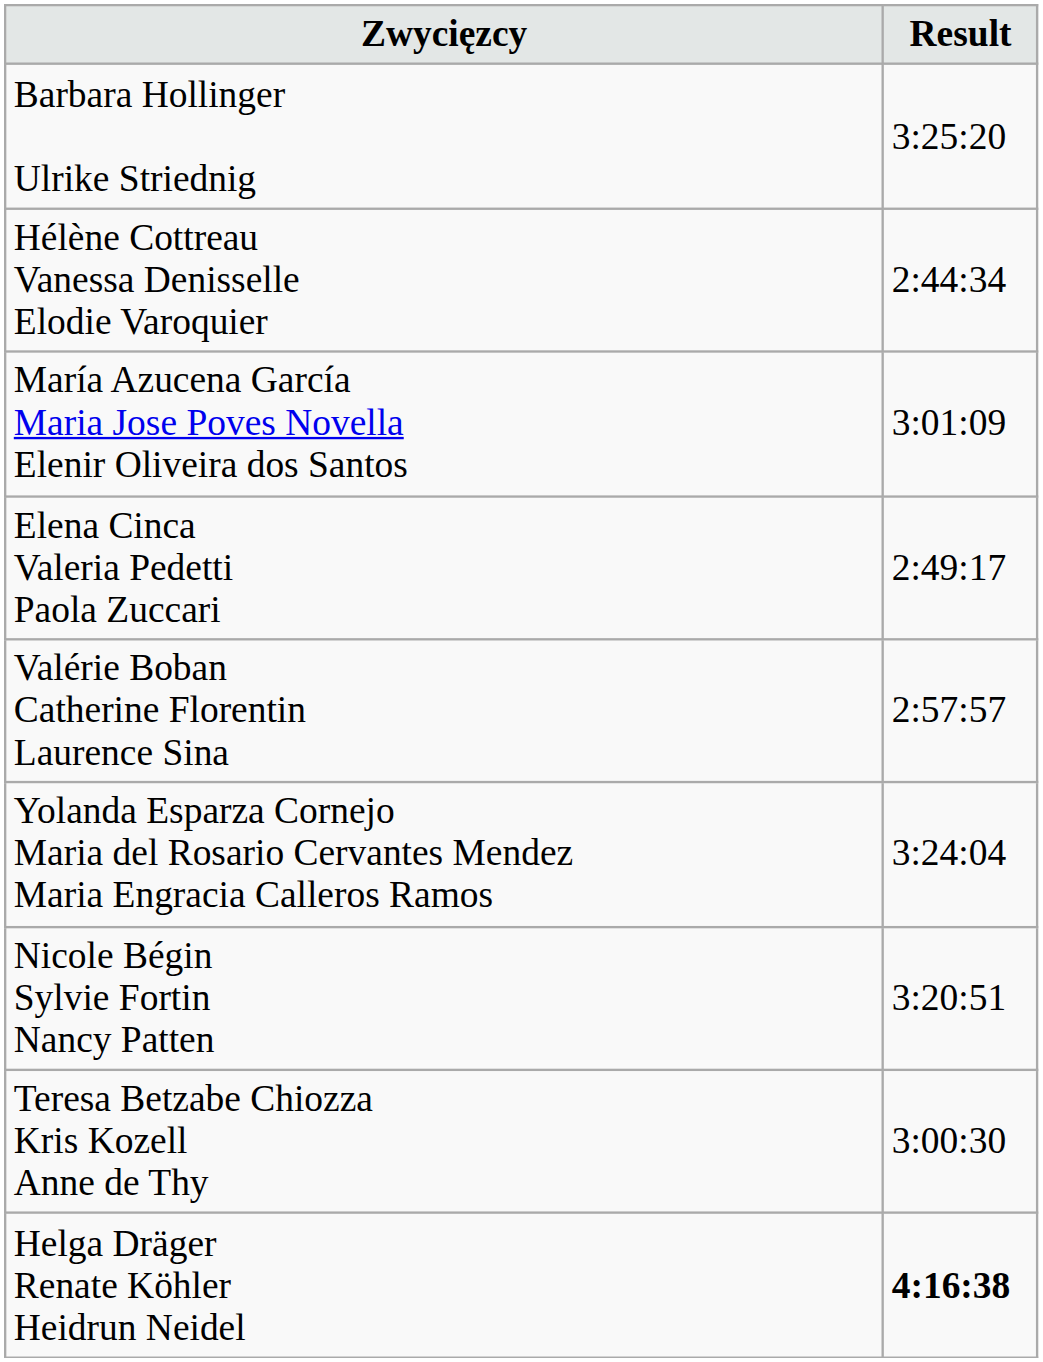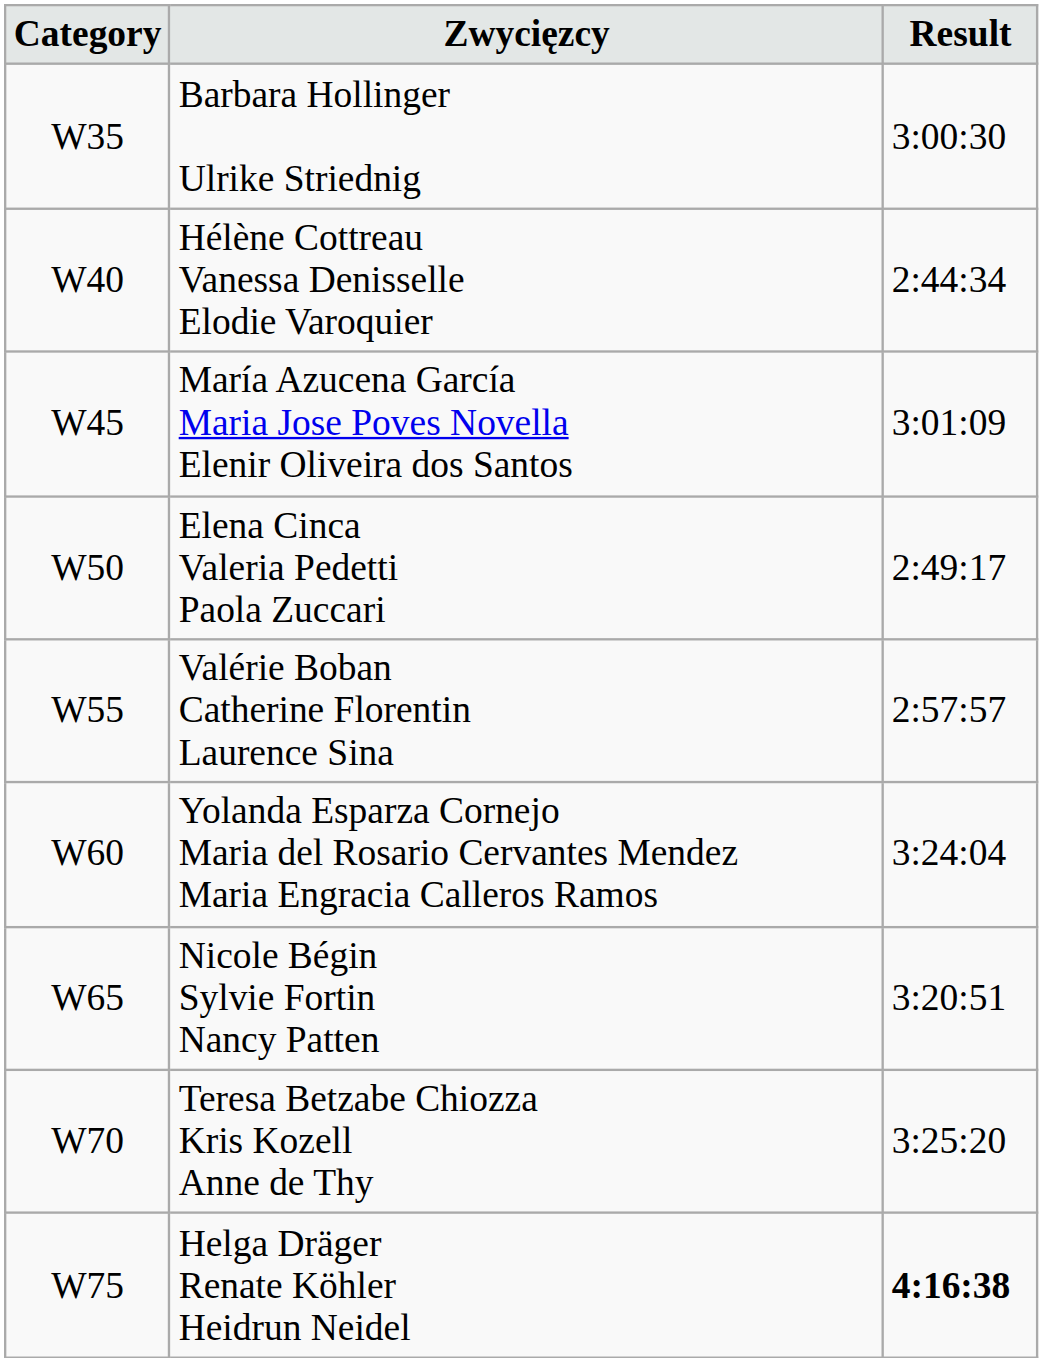+ column: (88, 34)
(949, 135) 3:25:20 -> (949, 135) 3:00:30
(949, 1141) 3:00:30 -> (949, 1141) 3:25:20
